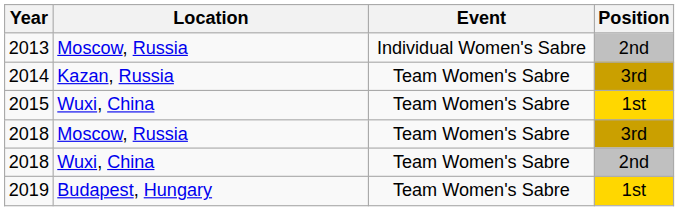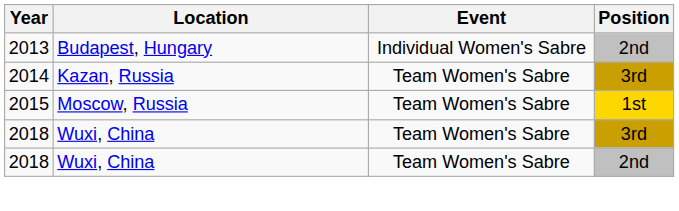(123, 47) Moscow, Russia -> (135, 47) Budapest, Hungary
(106, 104) Wuxi, China -> (123, 104) Moscow, Russia
(123, 133) Moscow, Russia -> (106, 133) Wuxi, China
- row: (29, 190)
